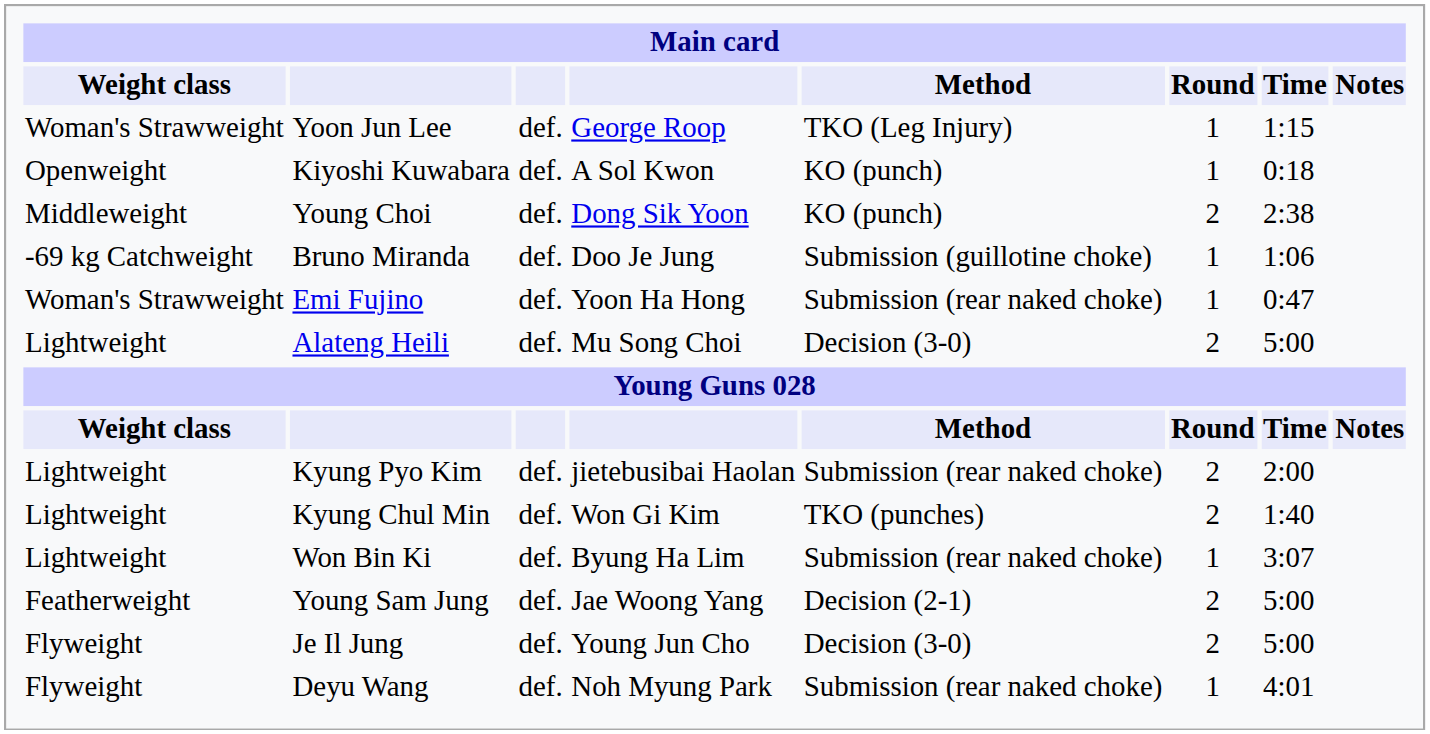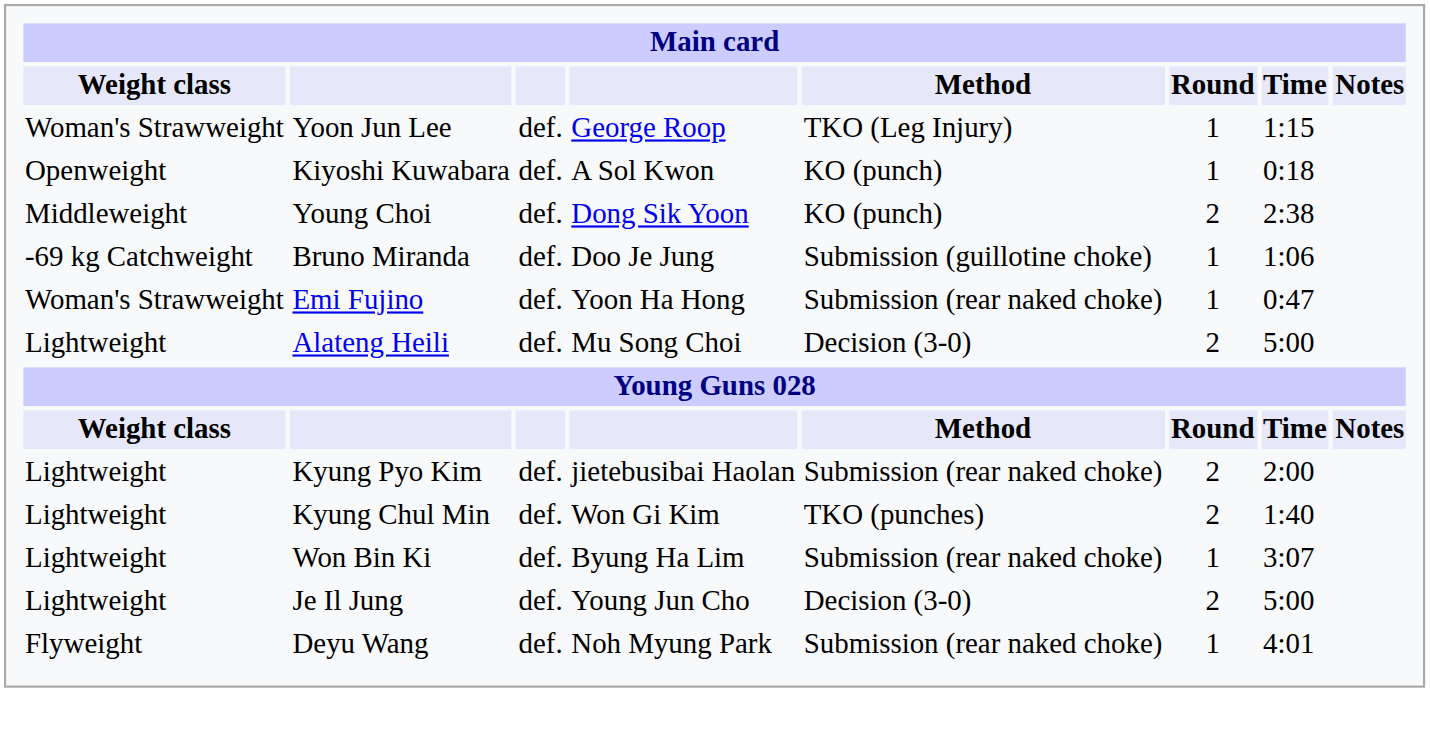- row: (391, 600)
(84, 643) Flyweight -> (96, 600) Lightweight
